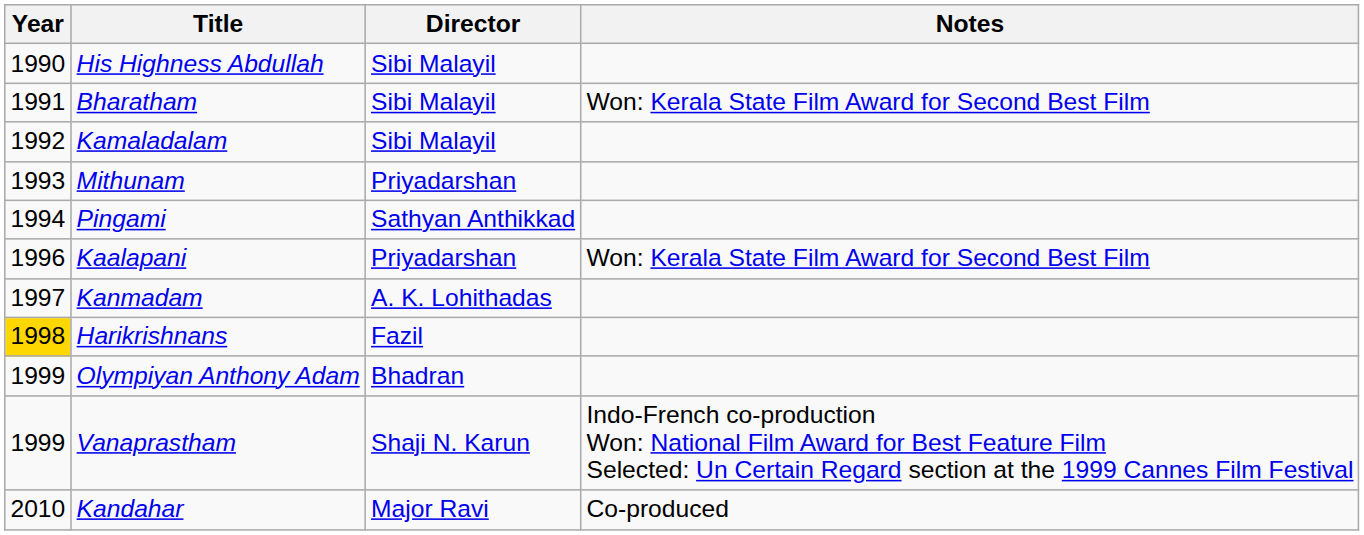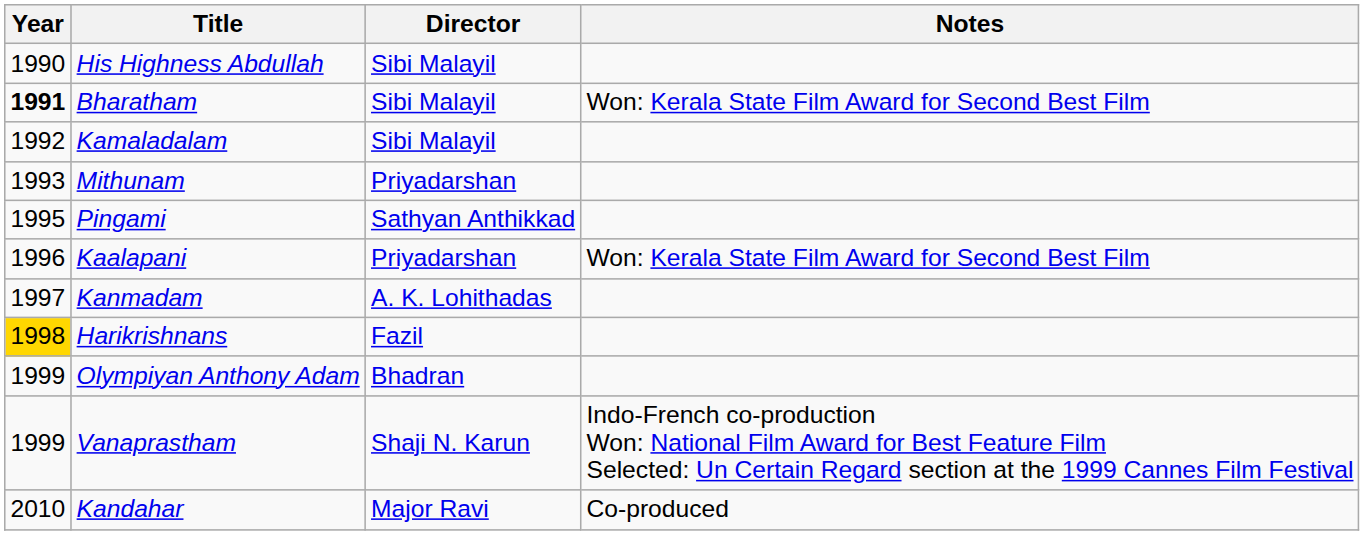(38, 102) normal -> (38, 102) bold
(38, 219) 1994 -> (38, 219) 1995
